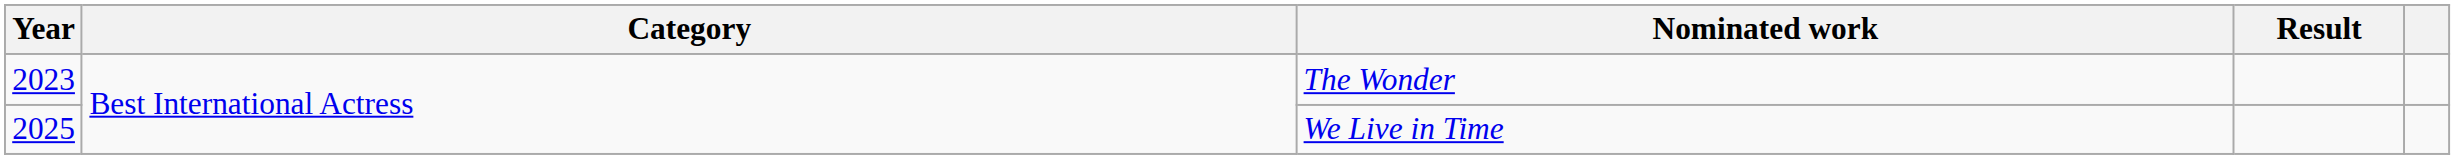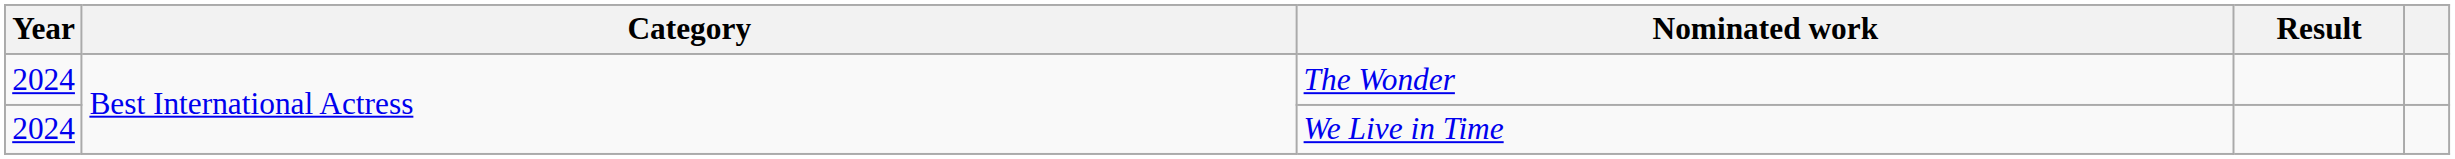(44, 79) 2023 -> (44, 79) 2024
(44, 128) 2025 -> (44, 128) 2024
